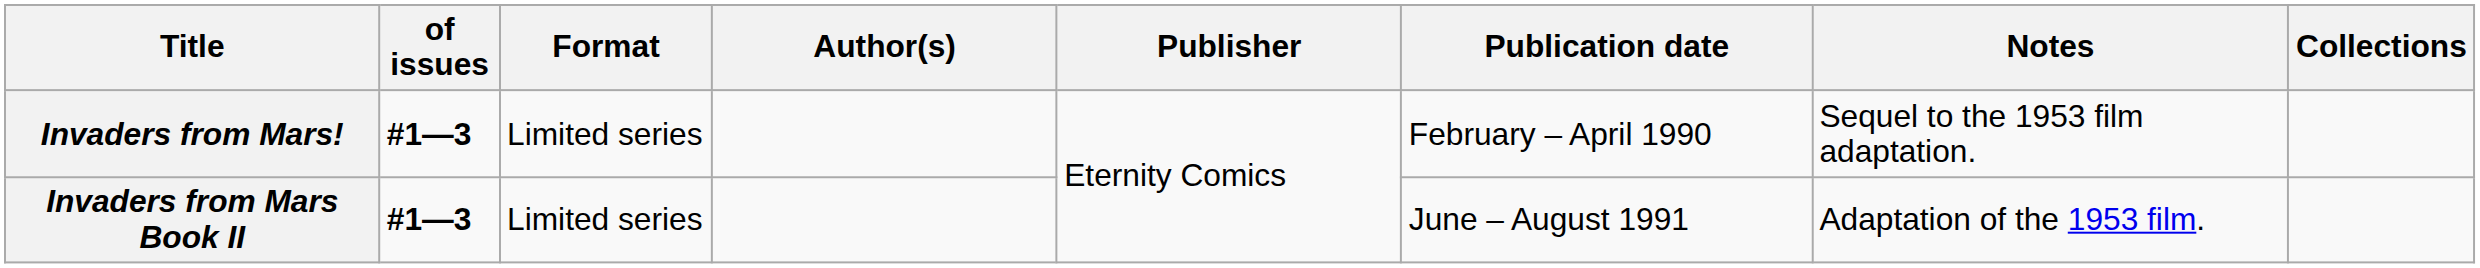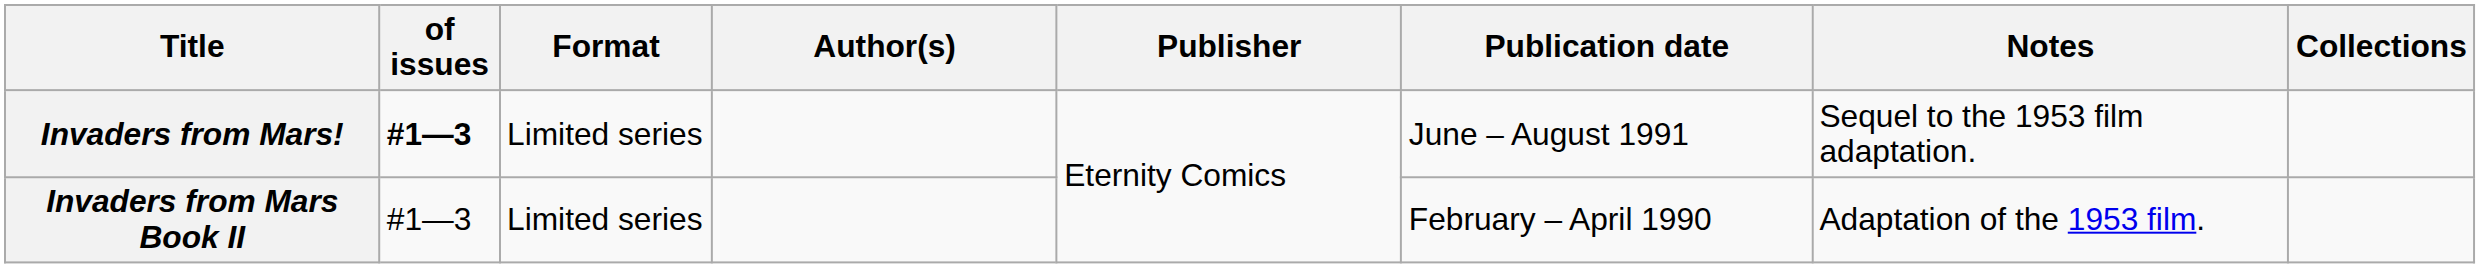(1560, 133) February – April 1990 -> (1549, 133) June – August 1991
(429, 219) bold -> (429, 219) normal
(1549, 219) June – August 1991 -> (1560, 219) February – April 1990
